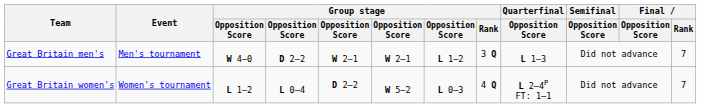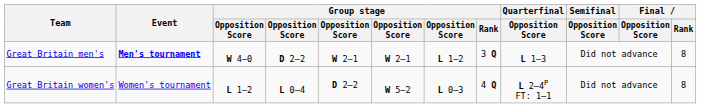(160, 54) normal -> (160, 54) bold
(684, 54) 7 -> (684, 54) 8
(684, 84) 7 -> (684, 84) 8
